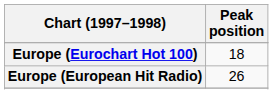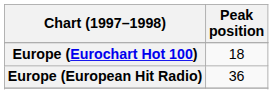(237, 76) 26 -> (237, 76) 36
